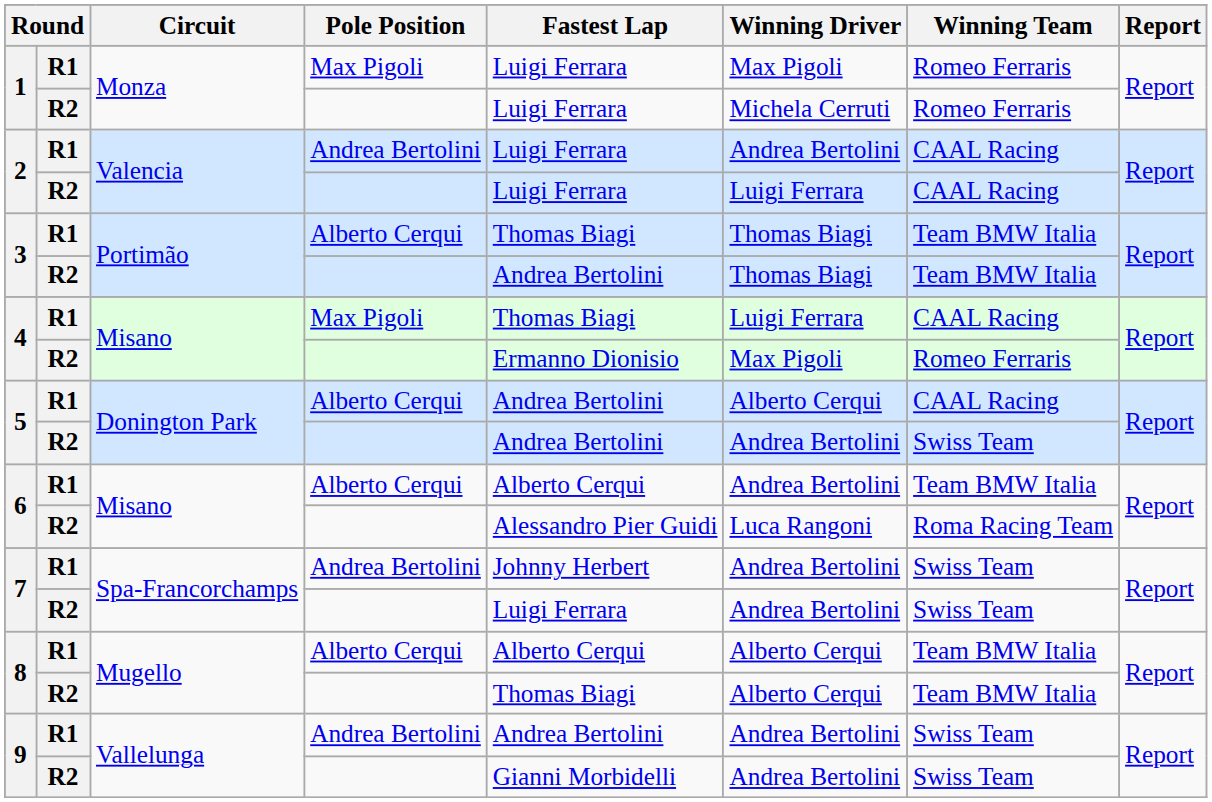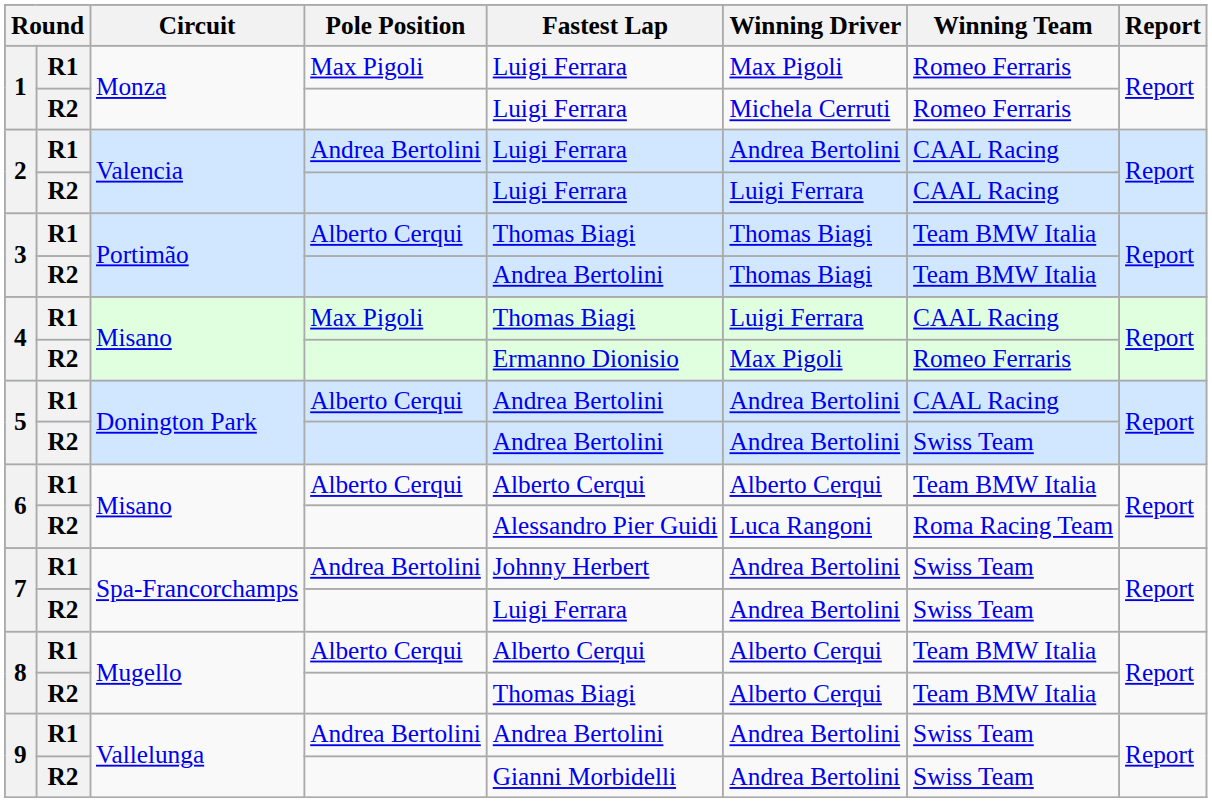(806, 400) Alberto Cerqui -> (815, 400) Andrea Bertolini
(815, 484) Andrea Bertolini -> (806, 484) Alberto Cerqui
